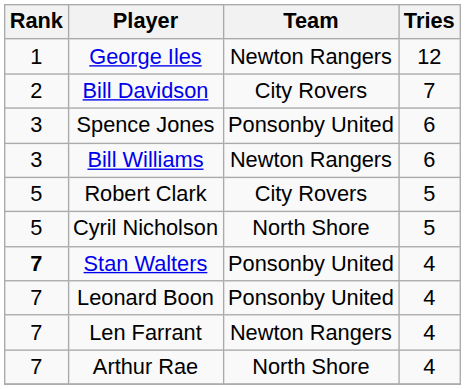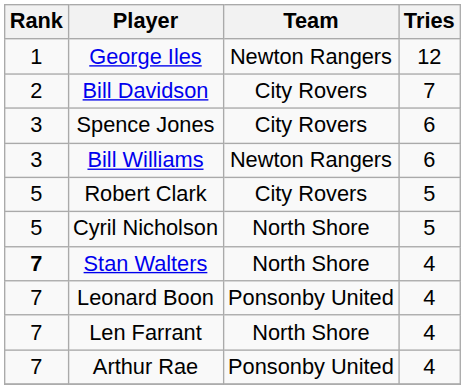(311, 125) Ponsonby United -> (311, 125) City Rovers
(311, 263) Ponsonby United -> (311, 263) North Shore
(311, 332) Newton Rangers -> (311, 332) North Shore
(311, 366) North Shore -> (311, 366) Ponsonby United
